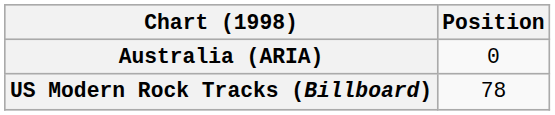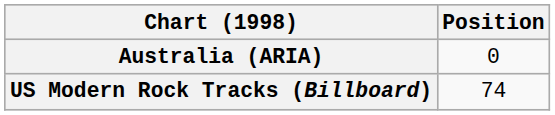(493, 92) 78 -> (493, 92) 74
